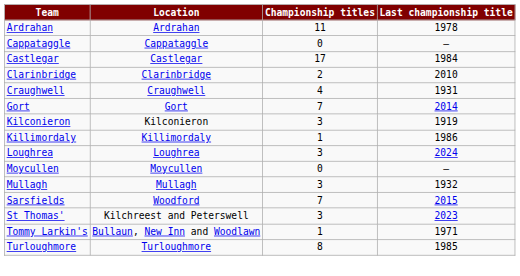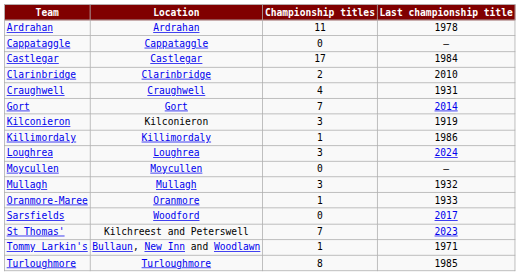+ row: (47, 200)
(320, 200) 7 -> (320, 216) 0
(446, 200) 2015 -> (446, 216) 2017
(320, 216) 3 -> (320, 232) 7
